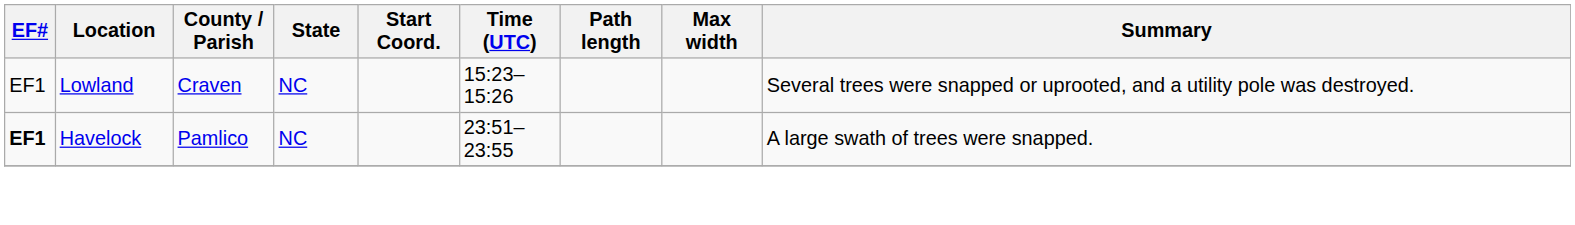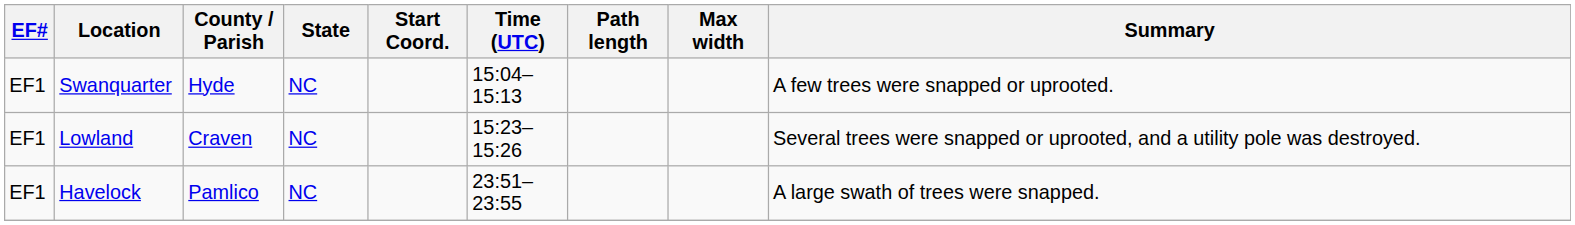+ row: (116, 85)
(27, 138) bold -> (27, 192) normal
